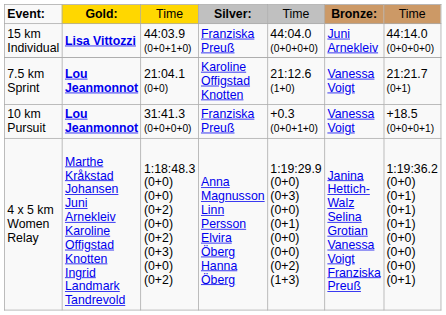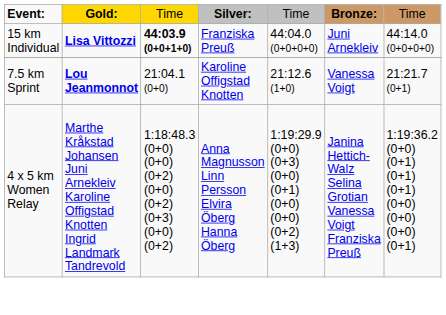(168, 40) normal -> (168, 40) bold
- row: (26, 121)
